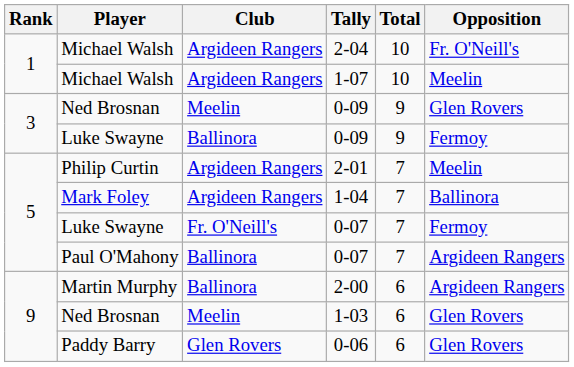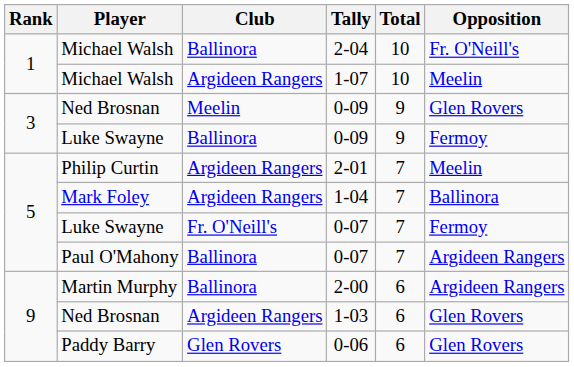(255, 49) Argideen Rangers -> (222, 49) Ballinora
(214, 316) Meelin -> (255, 316) Argideen Rangers
